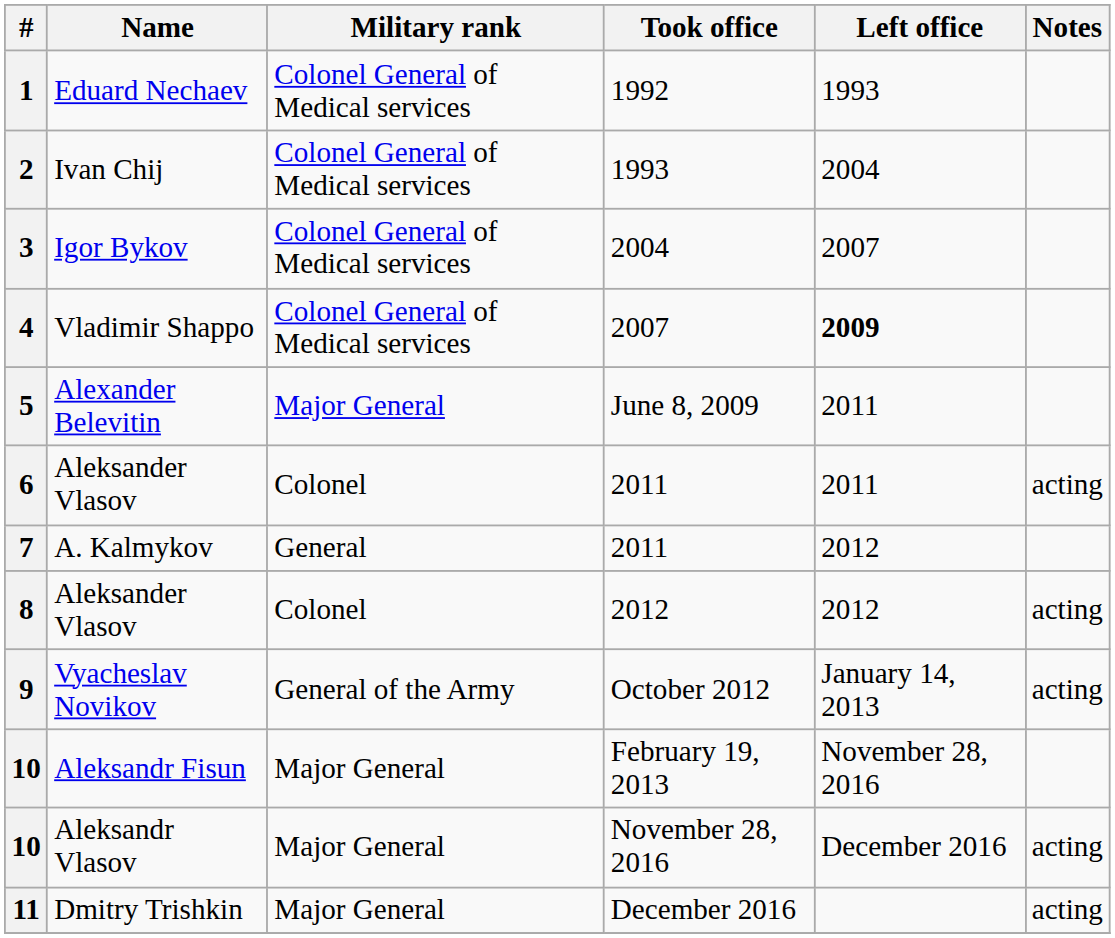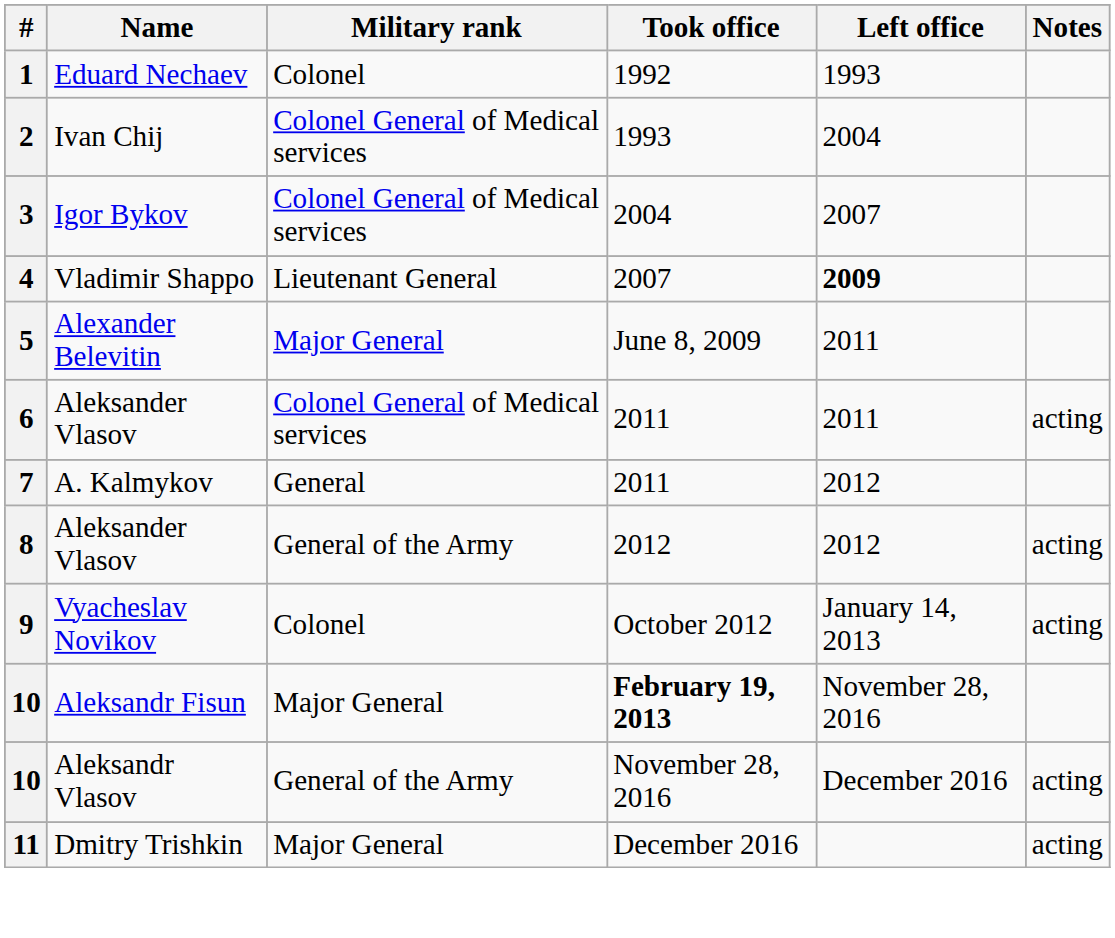(386, 90) Colonel General of Medical services -> (319, 73) Colonel
(386, 326) Colonel General of Medical services -> (385, 277) Lieutenant General
(320, 484) Colonel -> (436, 419) Colonel General of Medical services
(320, 609) Colonel -> (393, 544) General of the Army
(394, 688) General of the Army -> (319, 623) Colonel
(685, 767) normal -> (694, 702) bold
(360, 846) Major General -> (393, 781) General of the Army
